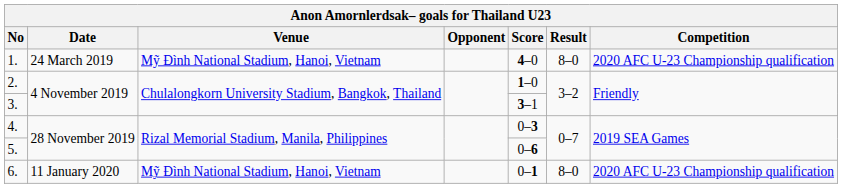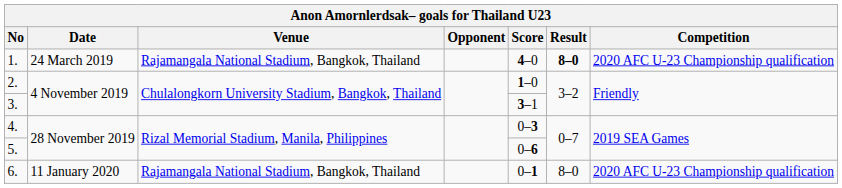(261, 60) Mỹ Đình National Stadium, Hanoi, Vietnam -> (281, 60) Rajamangala National Stadium, Bangkok, Thailand
(568, 60) normal -> (568, 60) bold
(261, 171) Mỹ Đình National Stadium, Hanoi, Vietnam -> (281, 171) Rajamangala National Stadium, Bangkok, Thailand
